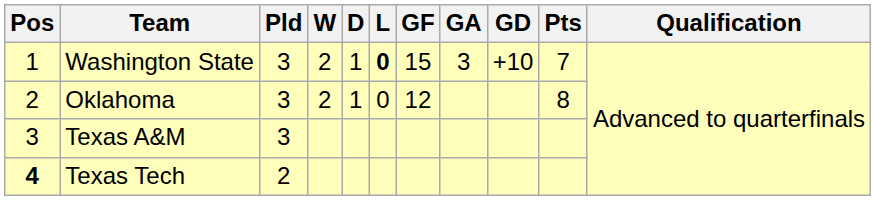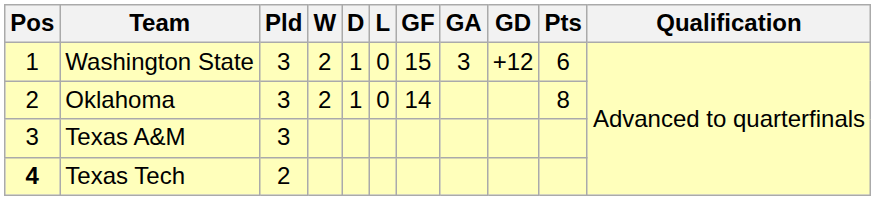(383, 61) bold -> (383, 61) normal
(513, 61) +10 -> (513, 61) +12
(563, 61) 7 -> (563, 61) 6
(418, 99) 12 -> (418, 99) 14
